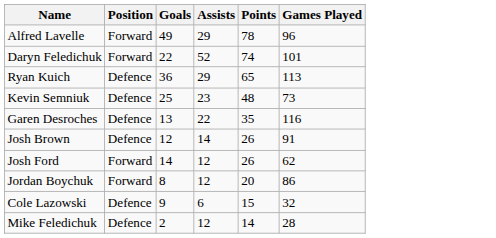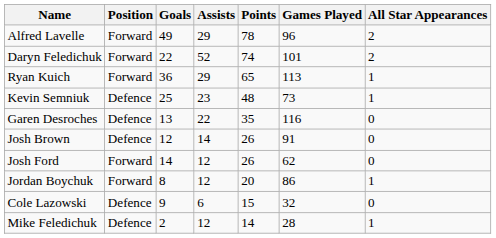+ column: (428, 14)
(130, 77) Defence -> (130, 77) Forward
